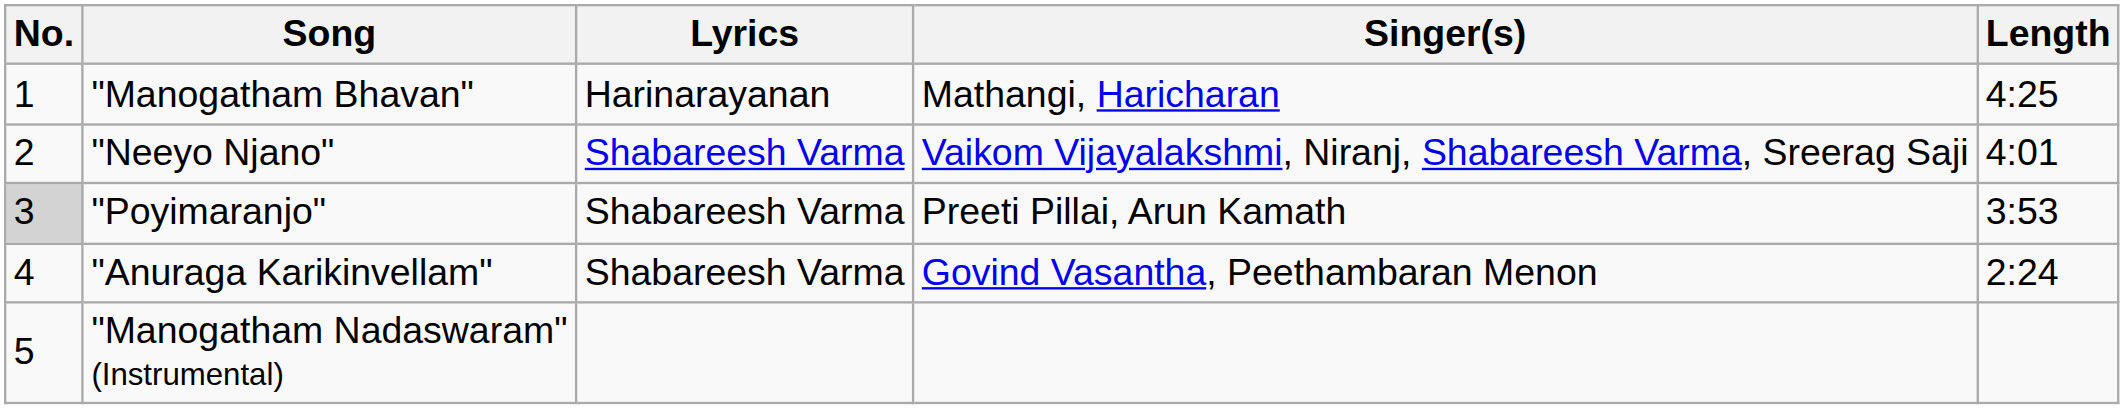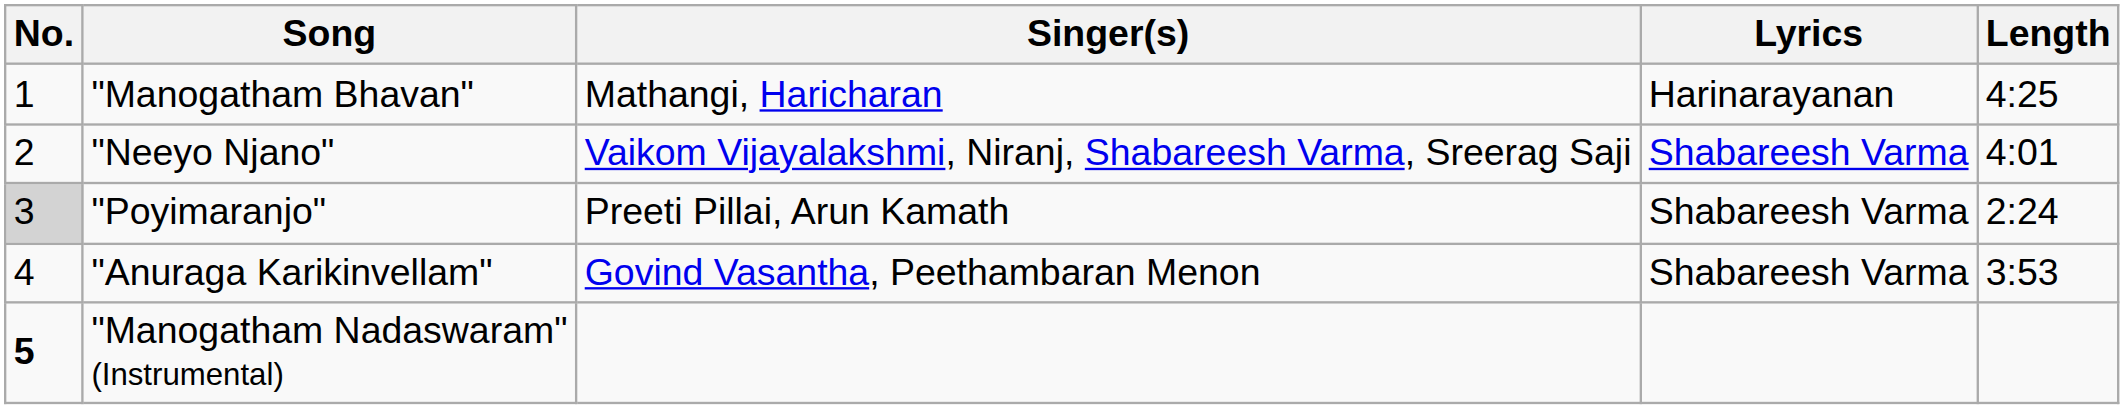columns swapped: (1445, 34) <-> (745, 34)
(2022, 212) 3:53 -> (2022, 212) 2:24
(2022, 271) 2:24 -> (2022, 271) 3:53
(24, 352) normal -> (24, 352) bold
